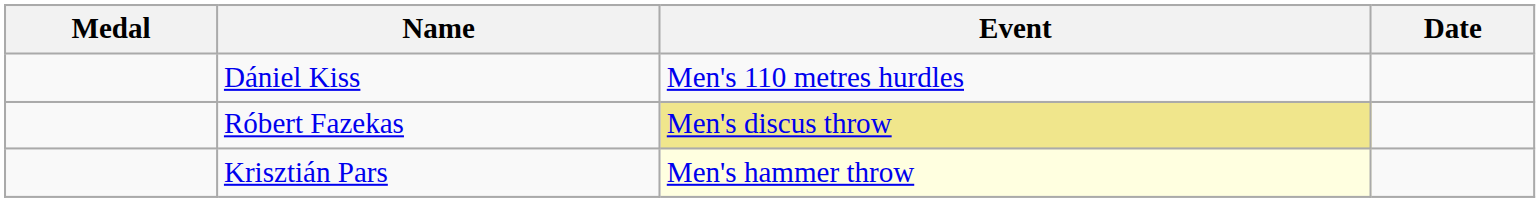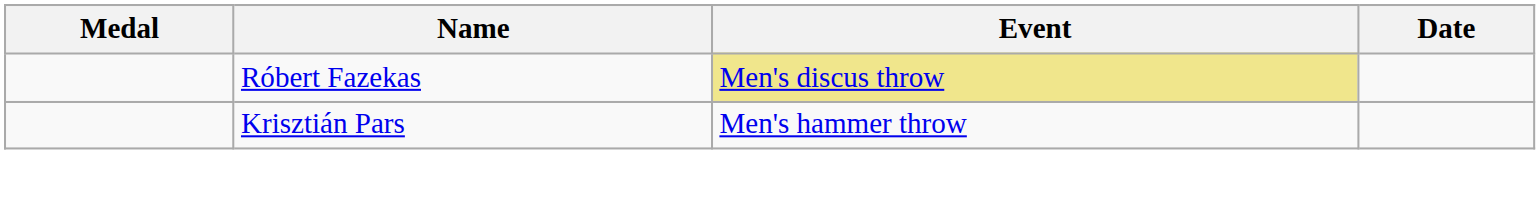- row: (292, 76)
(791, 172) lightyellow background -> (843, 124) no background
